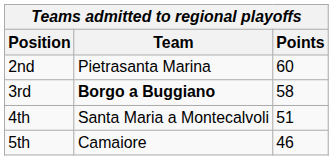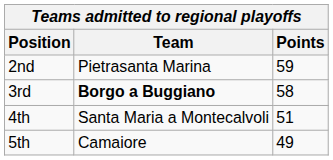(285, 67) 60 -> (285, 67) 59
(285, 142) 46 -> (285, 142) 49
